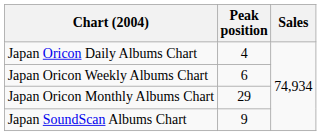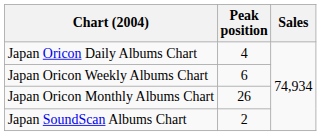(244, 97) 29 -> (244, 97) 26
(244, 119) 9 -> (244, 119) 2
